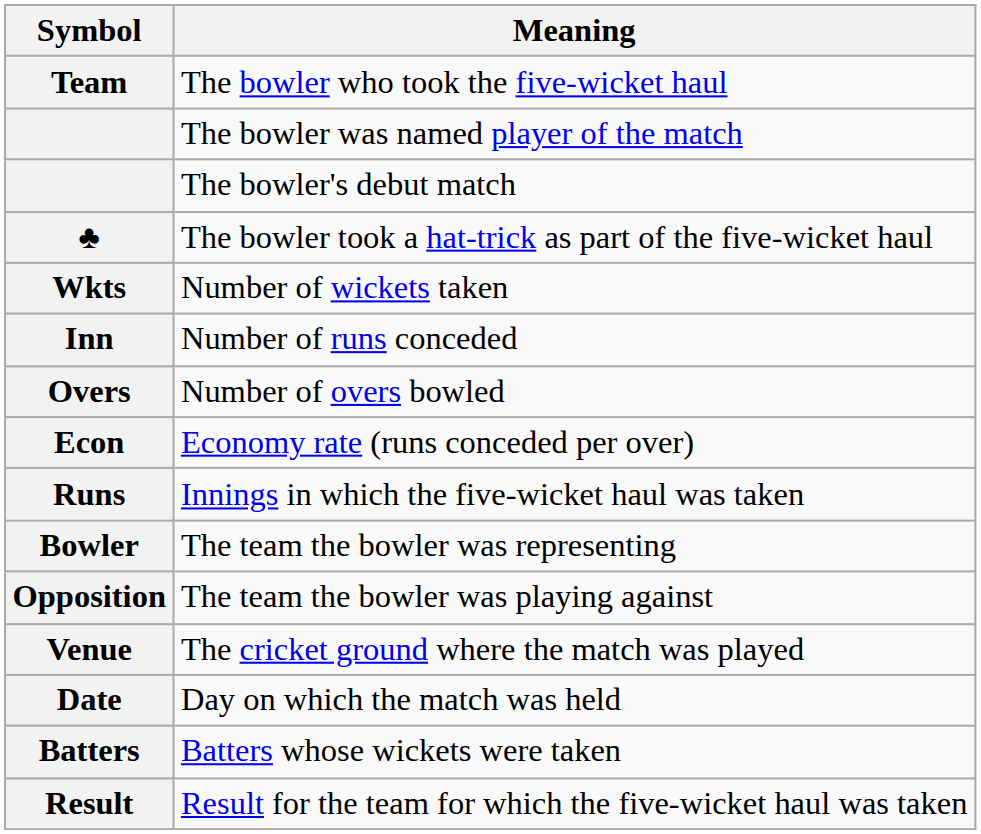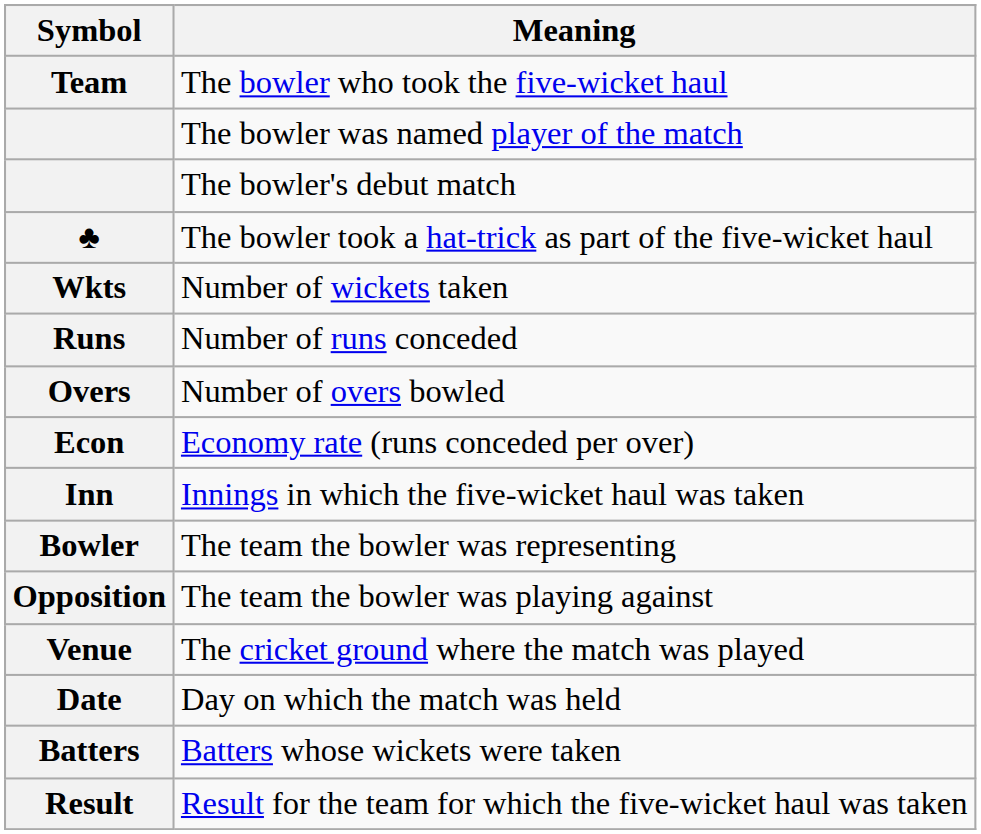(89, 339) Inn -> (89, 339) Runs
(89, 493) Runs -> (89, 493) Inn
